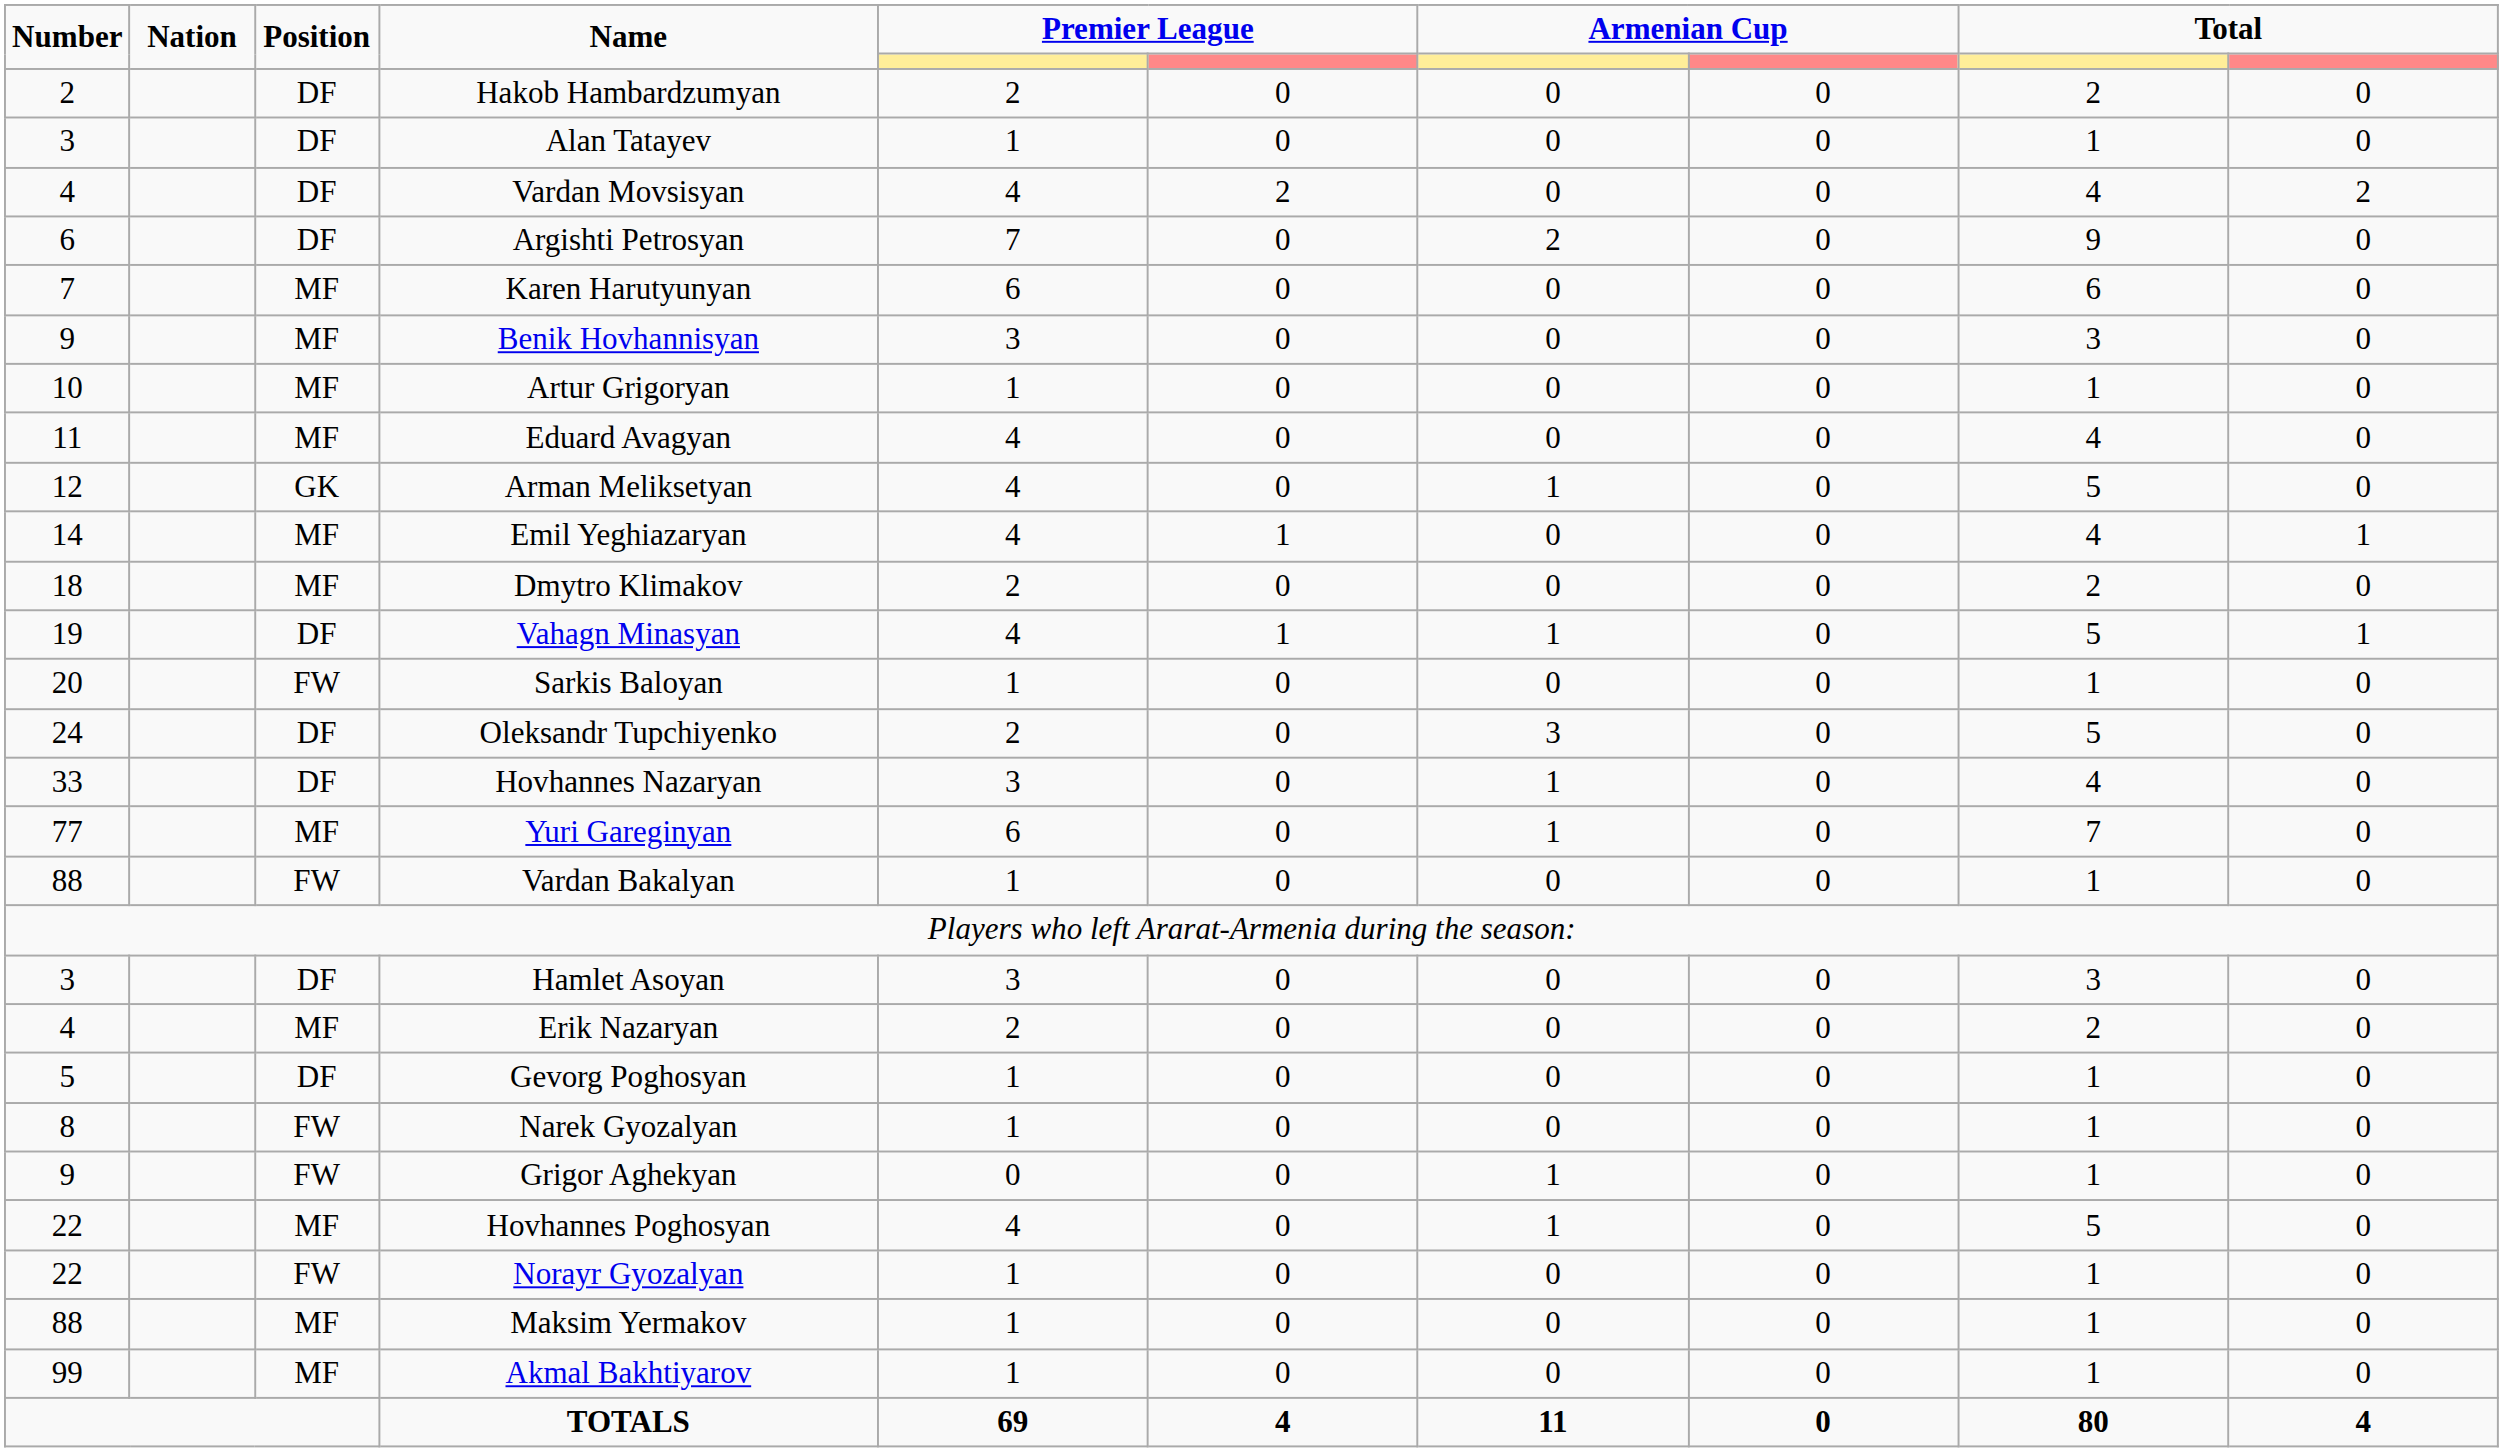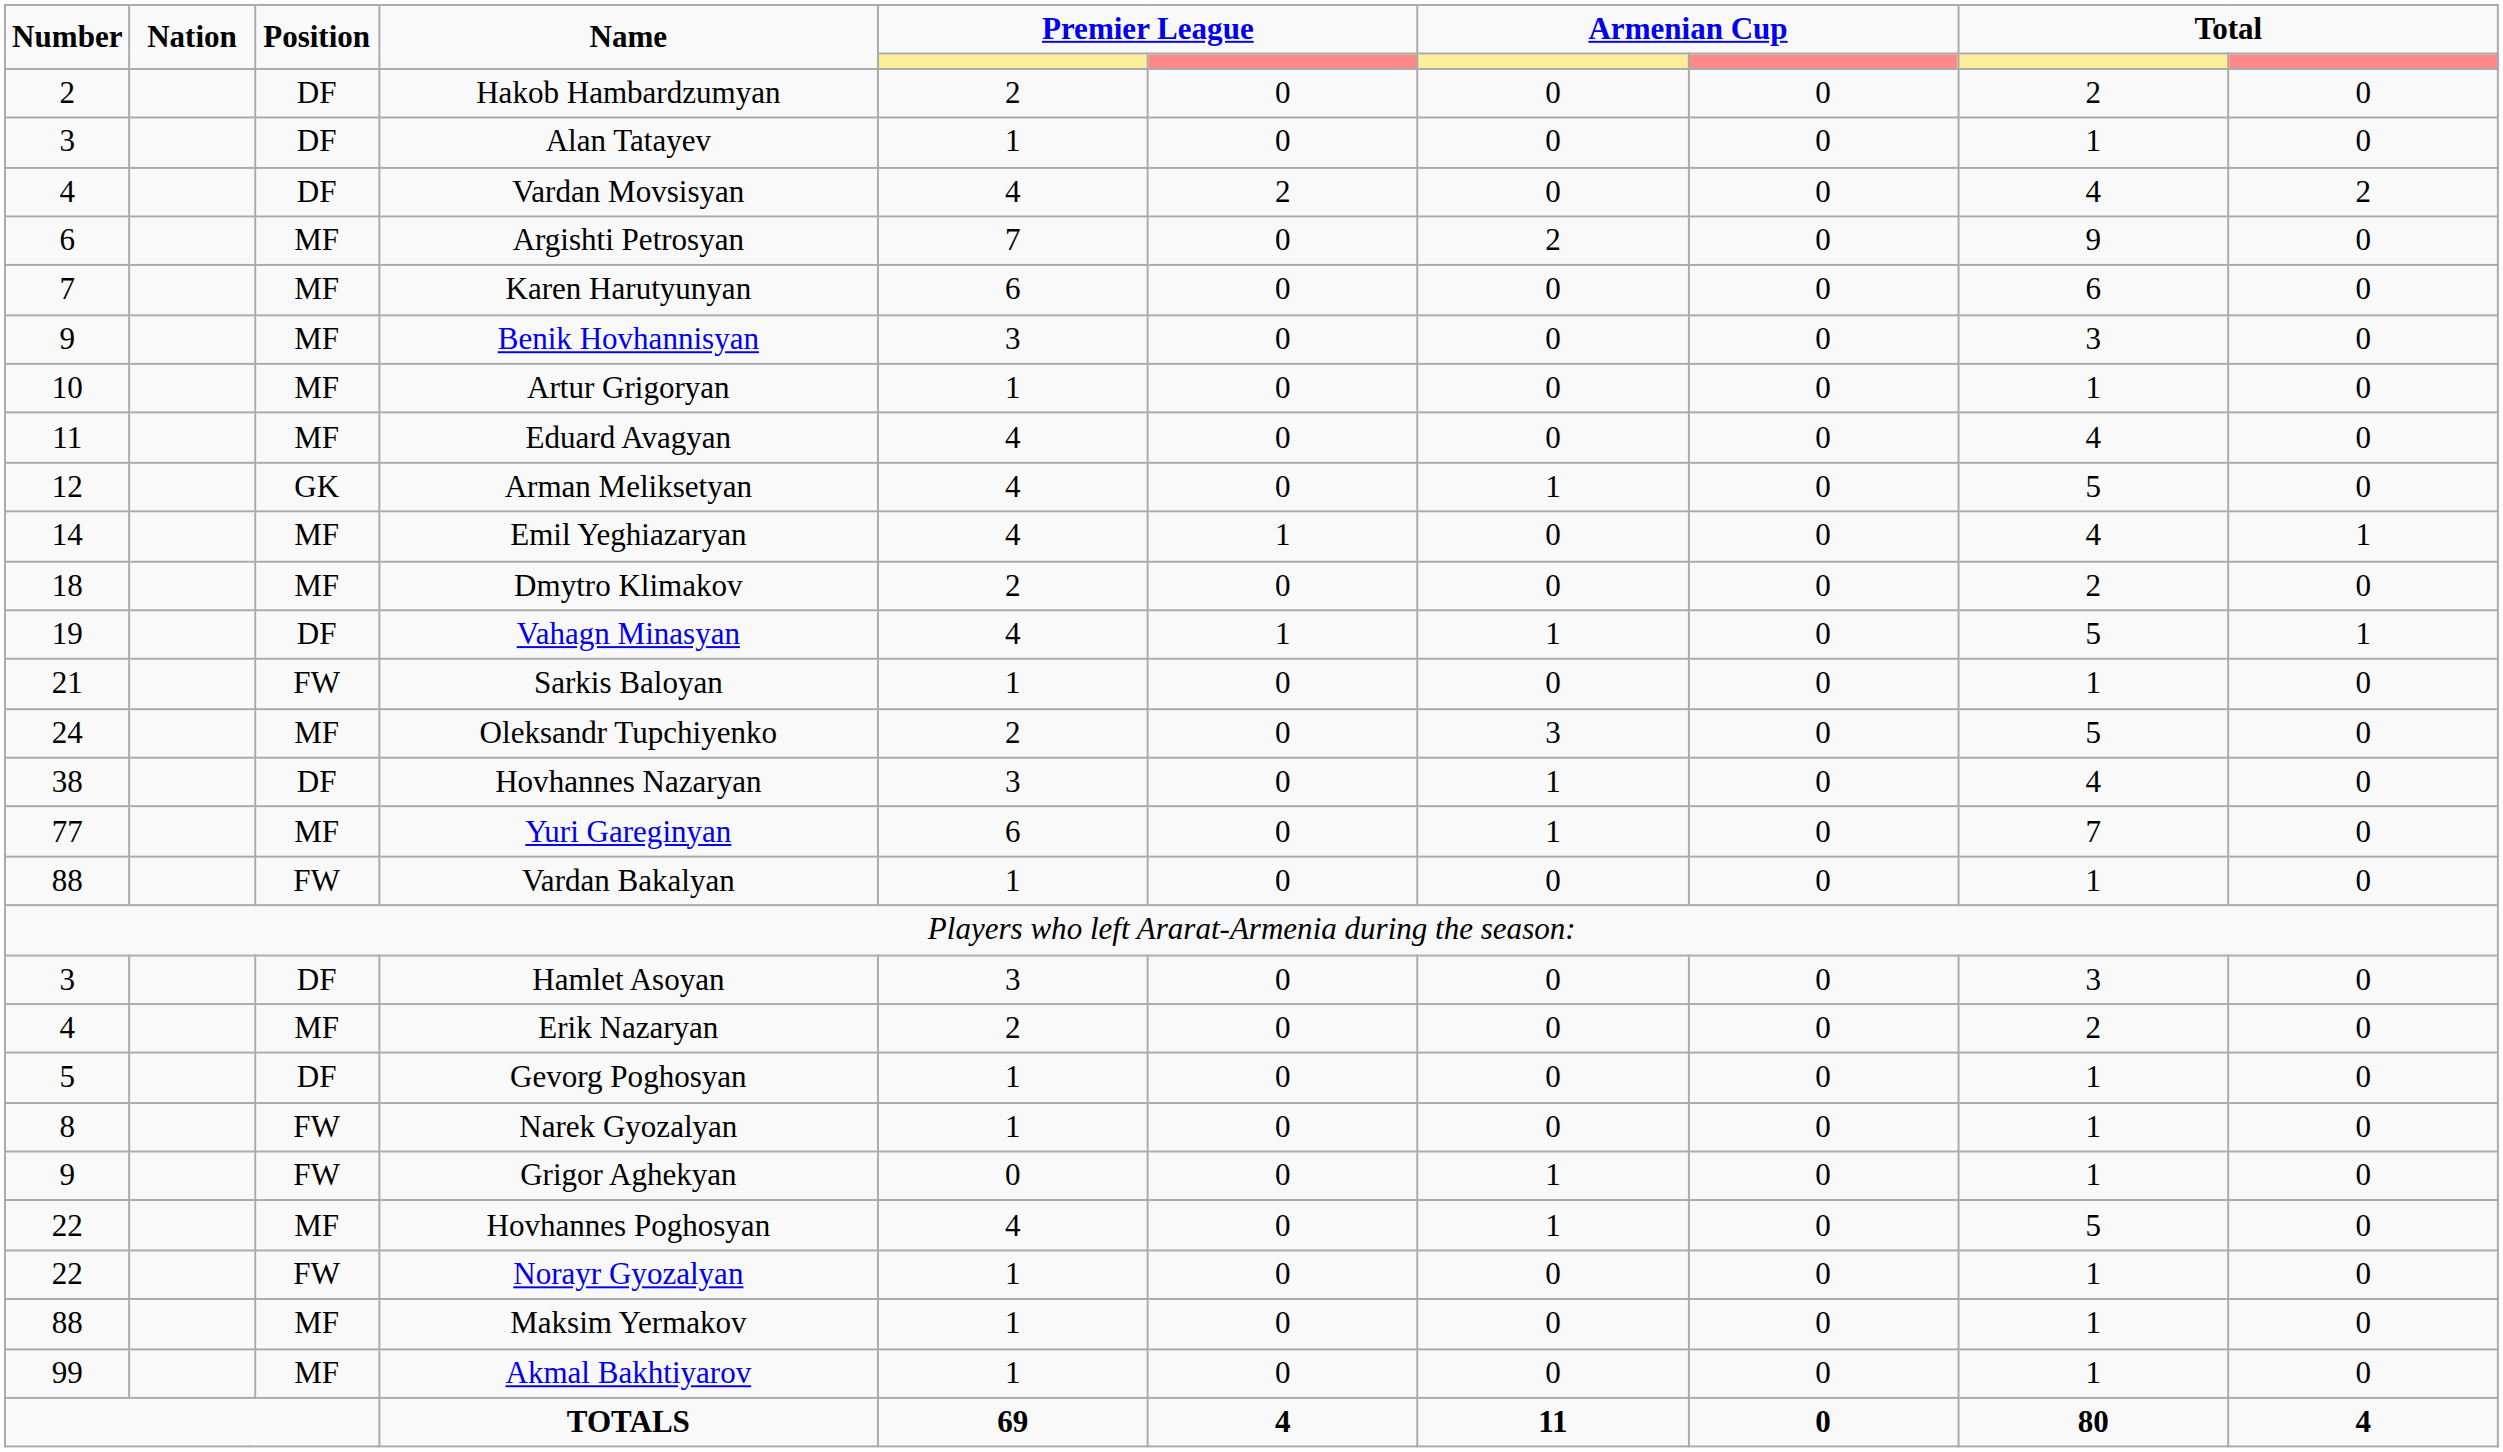(317, 240) DF -> (317, 240) MF
(67, 683) 20 -> (67, 683) 21
(317, 732) DF -> (317, 732) MF
(67, 781) 33 -> (67, 781) 38
